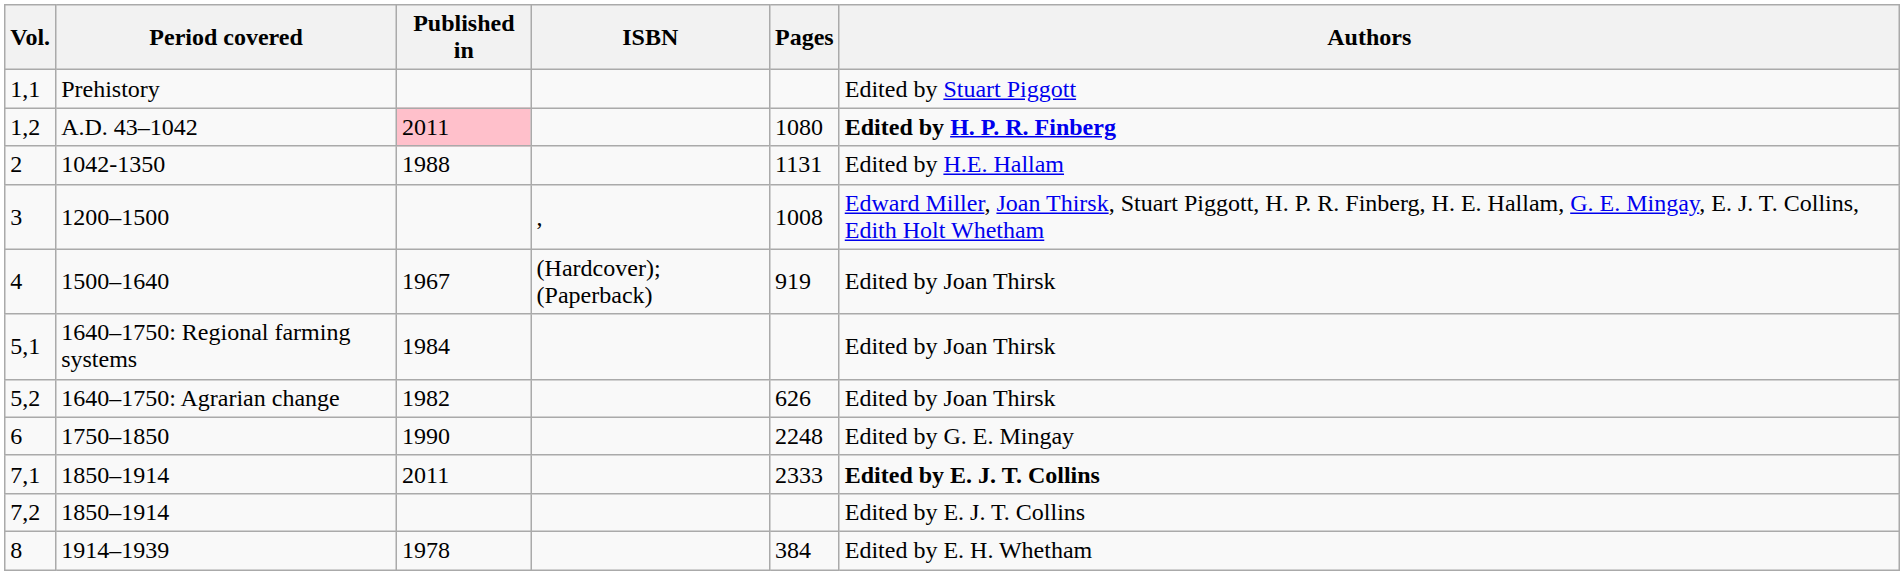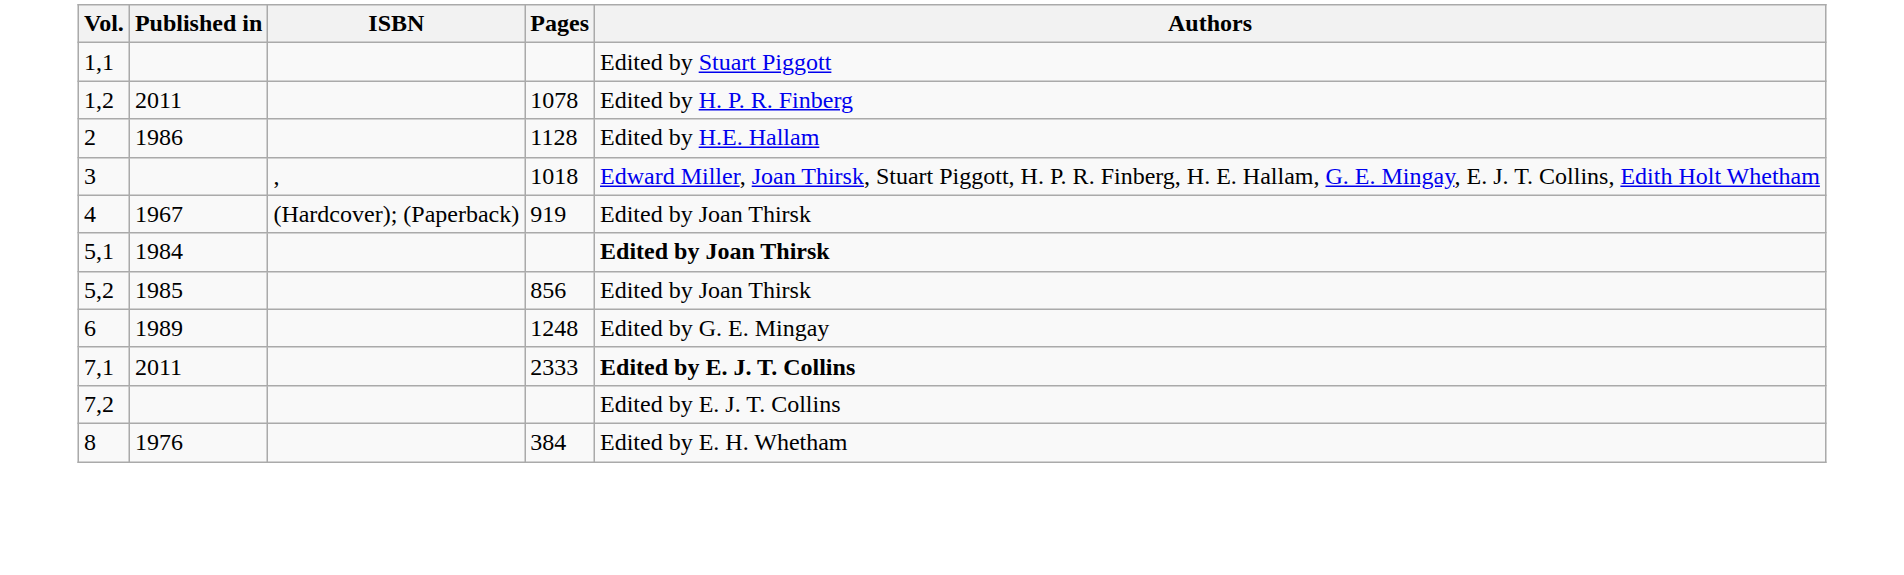- column: (226, 37)
(426, 126) pink background -> (158, 99) no background
(799, 126) 1080 -> (554, 99) 1078
(980, 126) bold -> (726, 99) normal
(426, 164) 1988 -> (159, 137) 1986
(799, 164) 1131 -> (554, 137) 1128
(799, 216) 1008 -> (554, 175) 1018
(950, 346) normal -> (715, 251) bold
(426, 397) 1982 -> (159, 289) 1985
(793, 397) 626 -> (548, 289) 856
(426, 436) 1990 -> (159, 328) 1989
(799, 436) 2248 -> (554, 328) 1248
(426, 550) 1978 -> (159, 442) 1976
